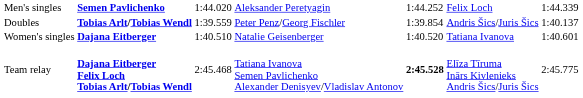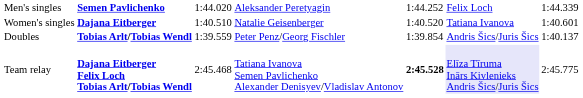rows swapped: (39, 37) <-> (22, 22)
(493, 75) no background -> (493, 75) lavender background
